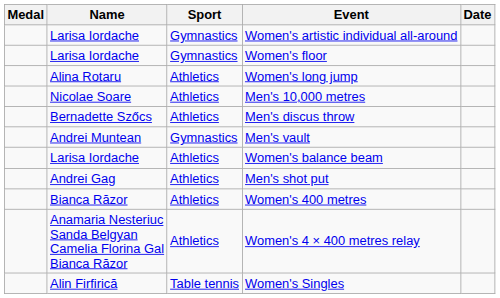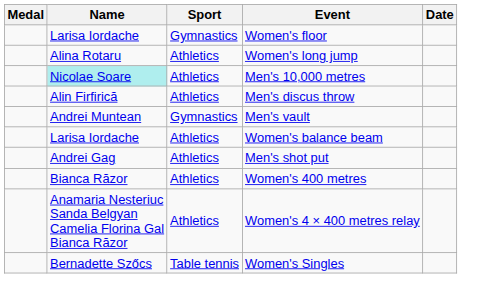- row: (351, 35)
(91, 97) no background -> (91, 76) paleturquoise background
(101, 117) Bernadette Szőcs -> (84, 97) Alin Firfirică
(84, 283) Alin Firfirică -> (101, 263) Bernadette Szőcs
